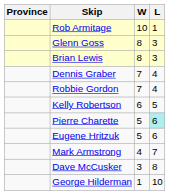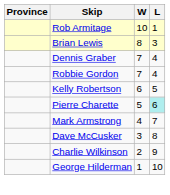- row: (78, 43)
- row: (86, 136)
+ row: (90, 151)
